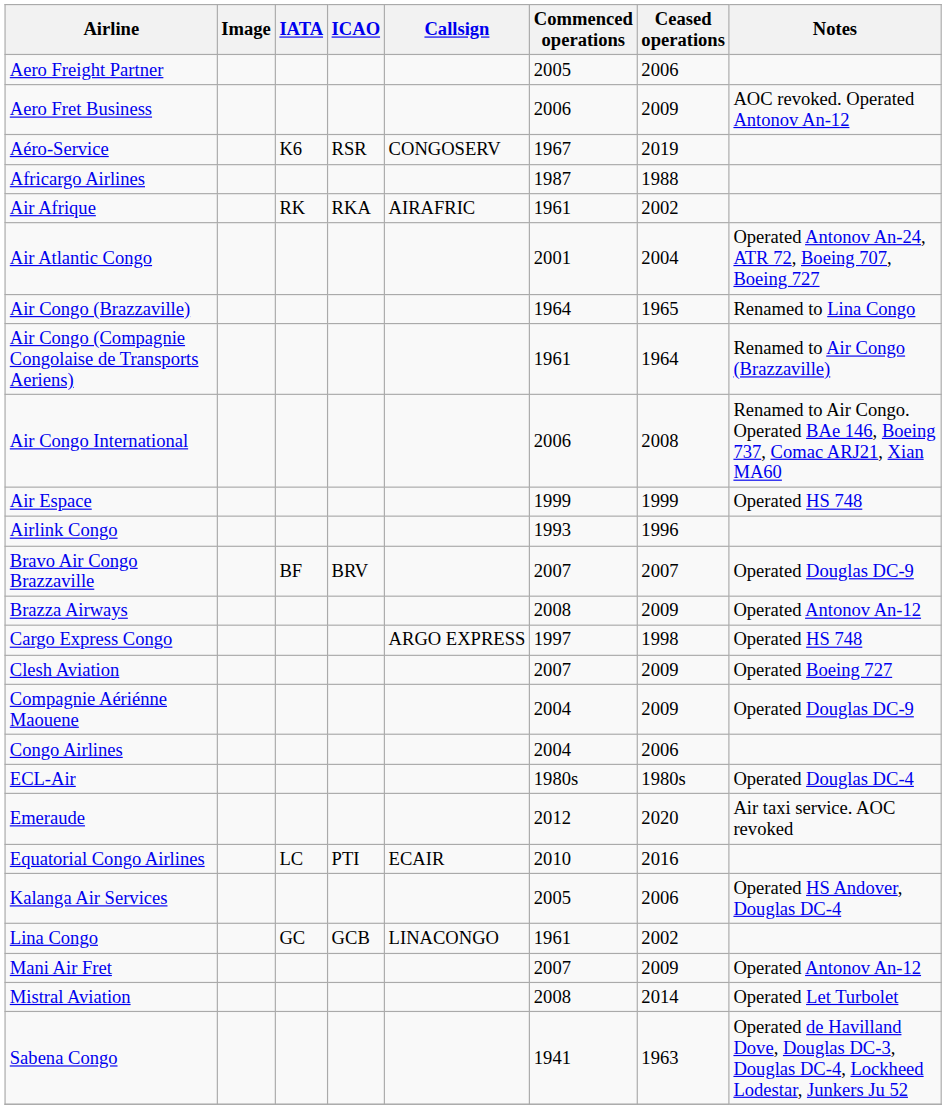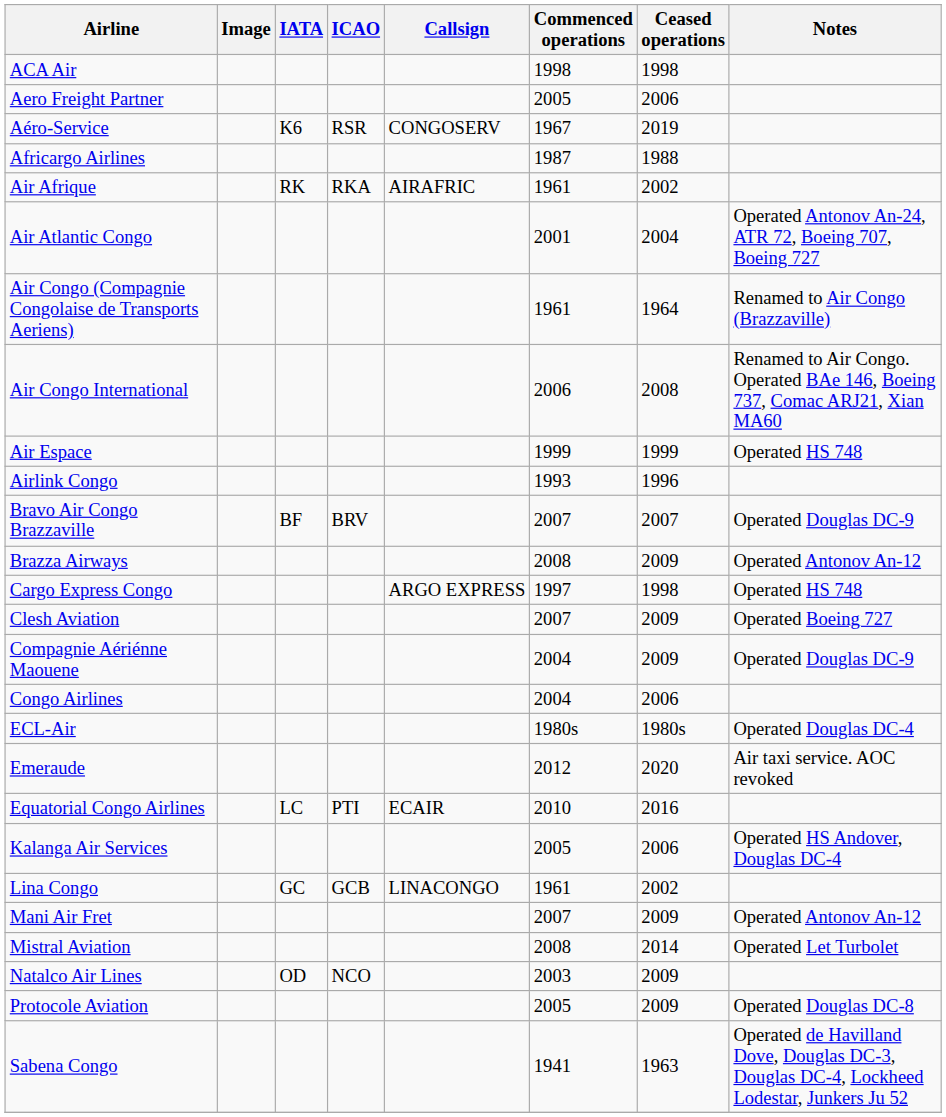+ row: (43, 69)
- row: (81, 109)
- row: (100, 308)
+ row: (76, 976)
+ row: (79, 1005)
